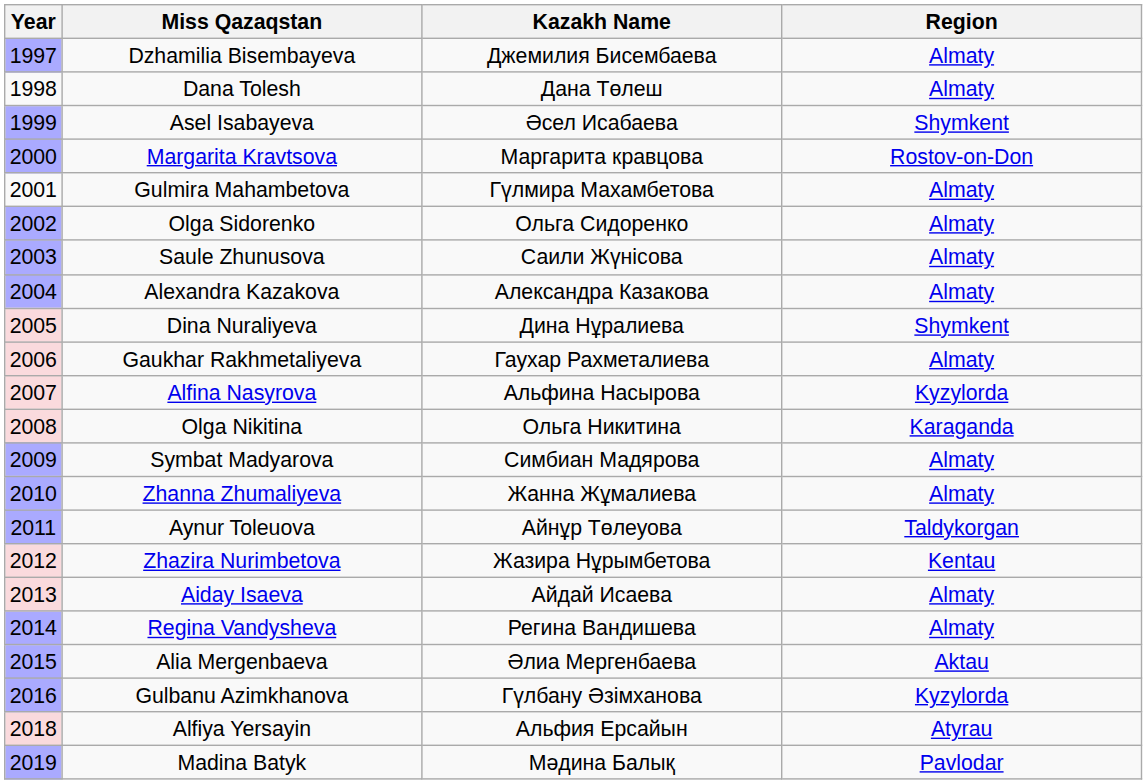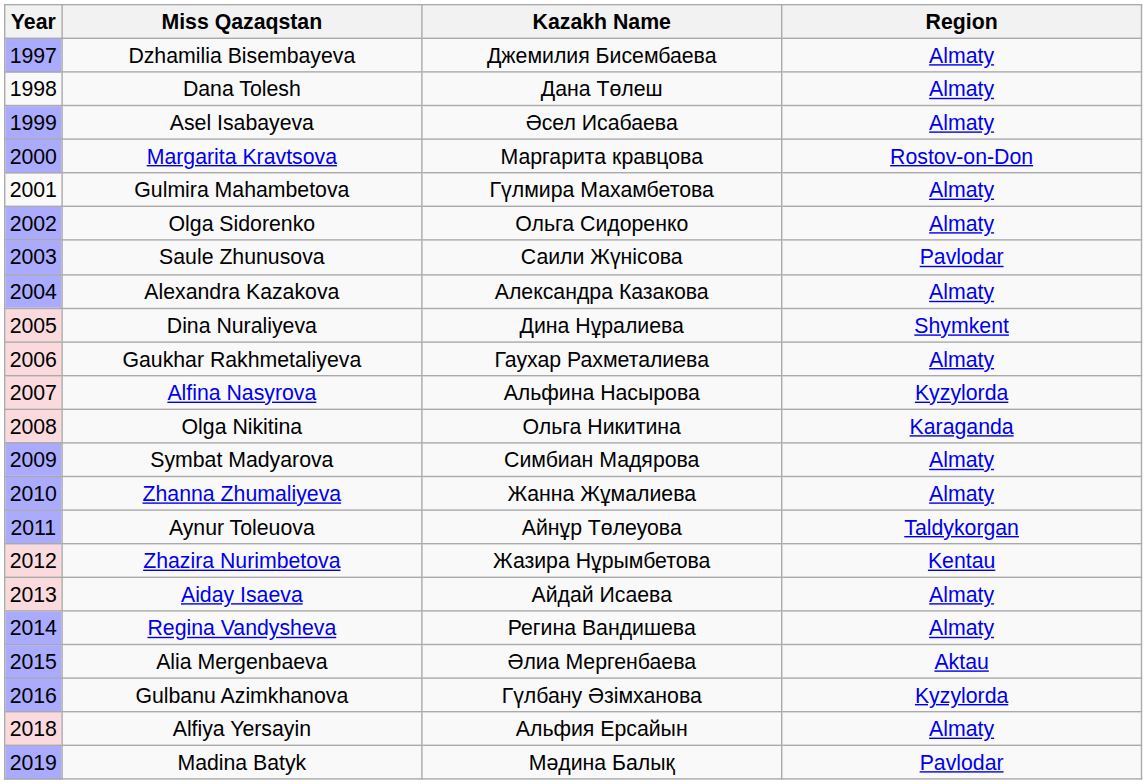(962, 123) Shymkent -> (962, 123) Almaty
(962, 258) Almaty -> (962, 258) Pavlodar
(962, 729) Atyrau -> (962, 729) Almaty
